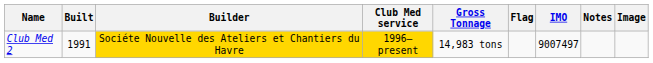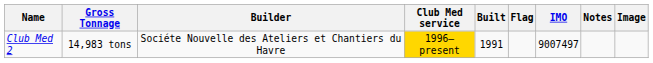columns swapped: (79, 18) <-> (471, 18)
(229, 45) gold background -> (271, 45) no background
